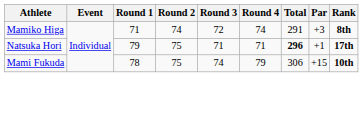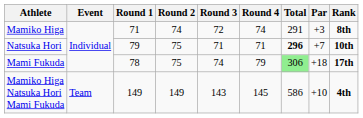(319, 47) +1 -> (319, 47) +7
(344, 47) 17th -> (344, 47) 10th
(295, 63) no background -> (295, 63) lightgreen background
(319, 63) +15 -> (319, 63) +18
(344, 63) 10th -> (344, 63) 17th
+ row: (36, 92)
